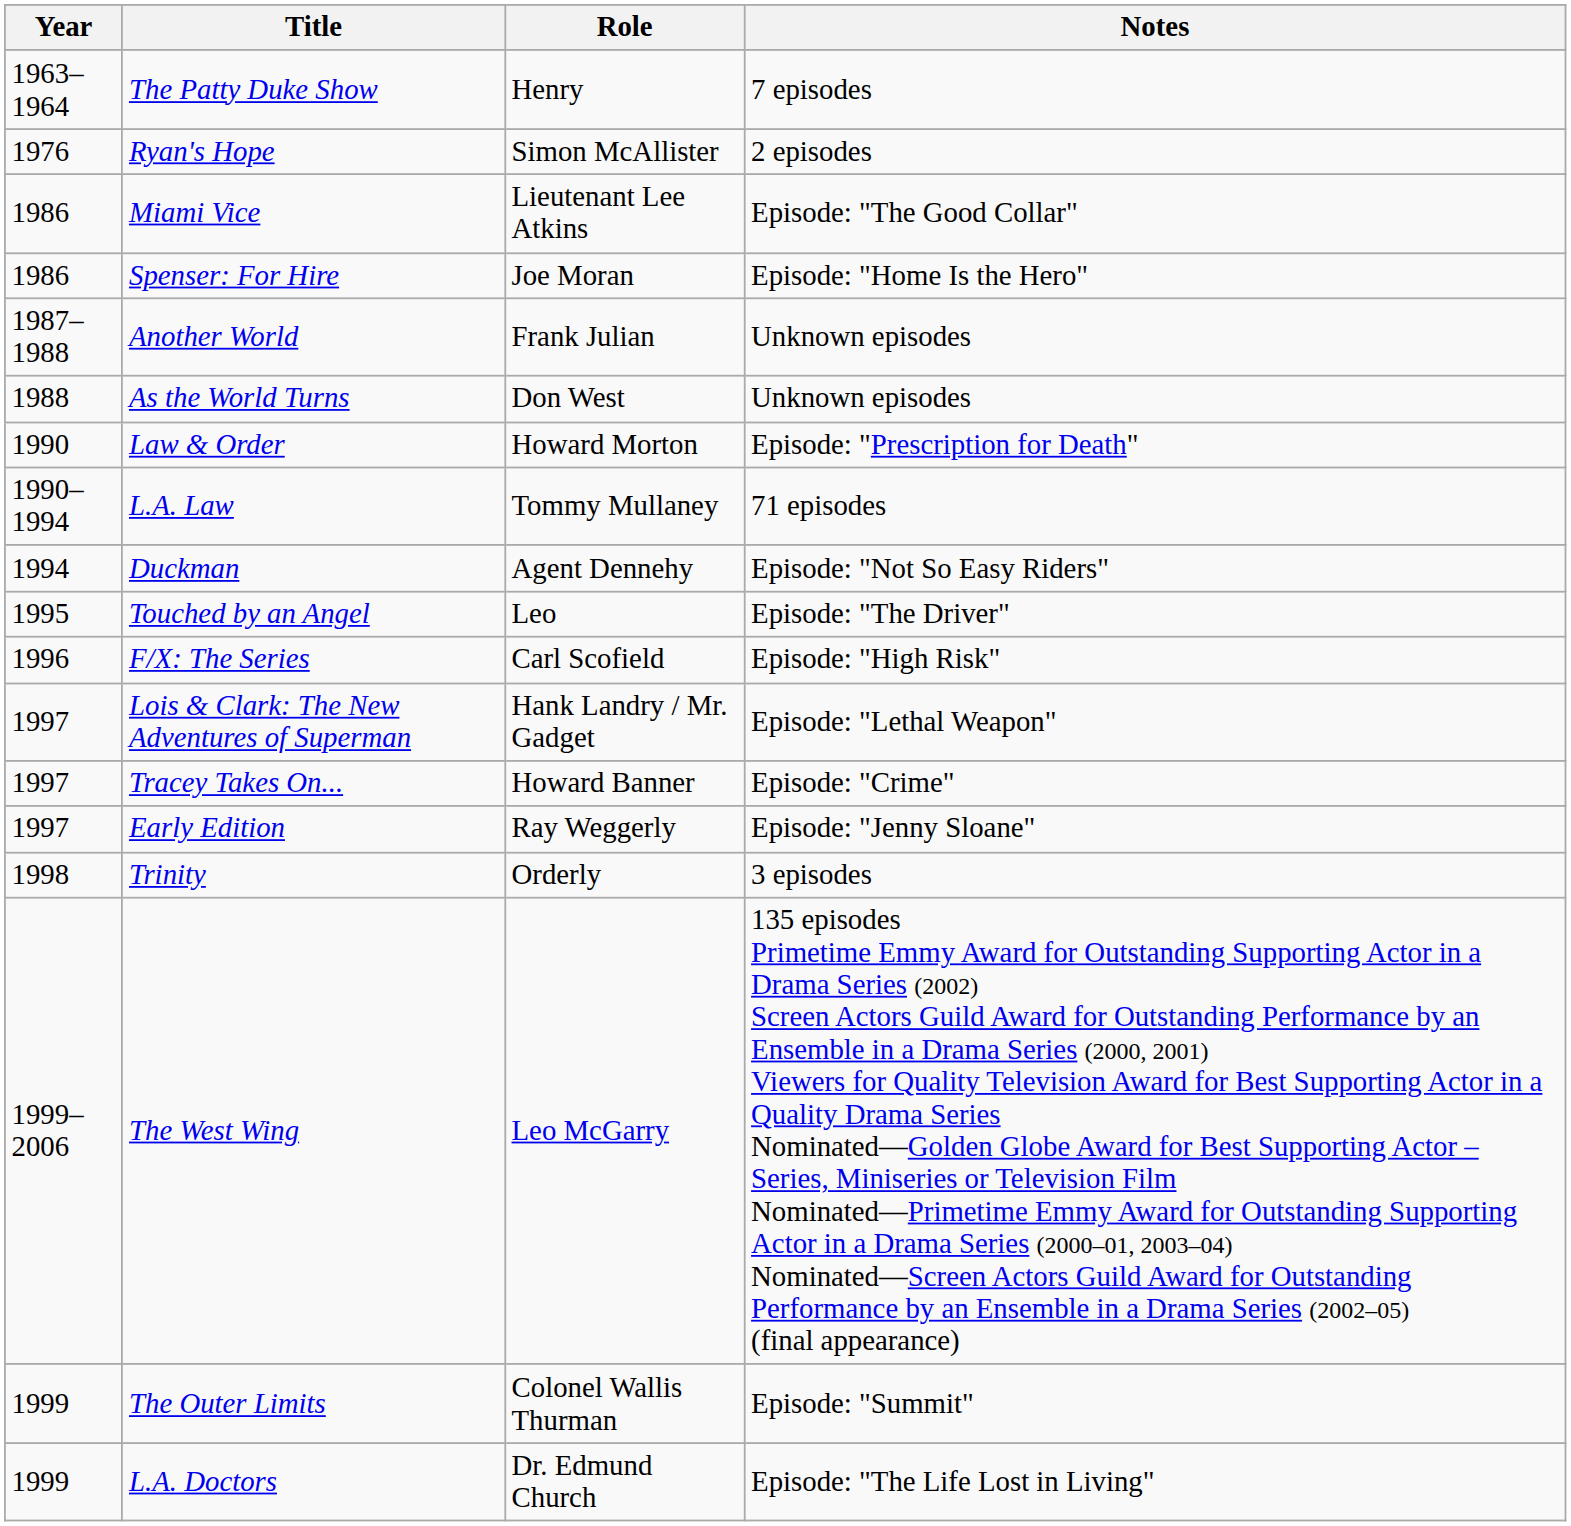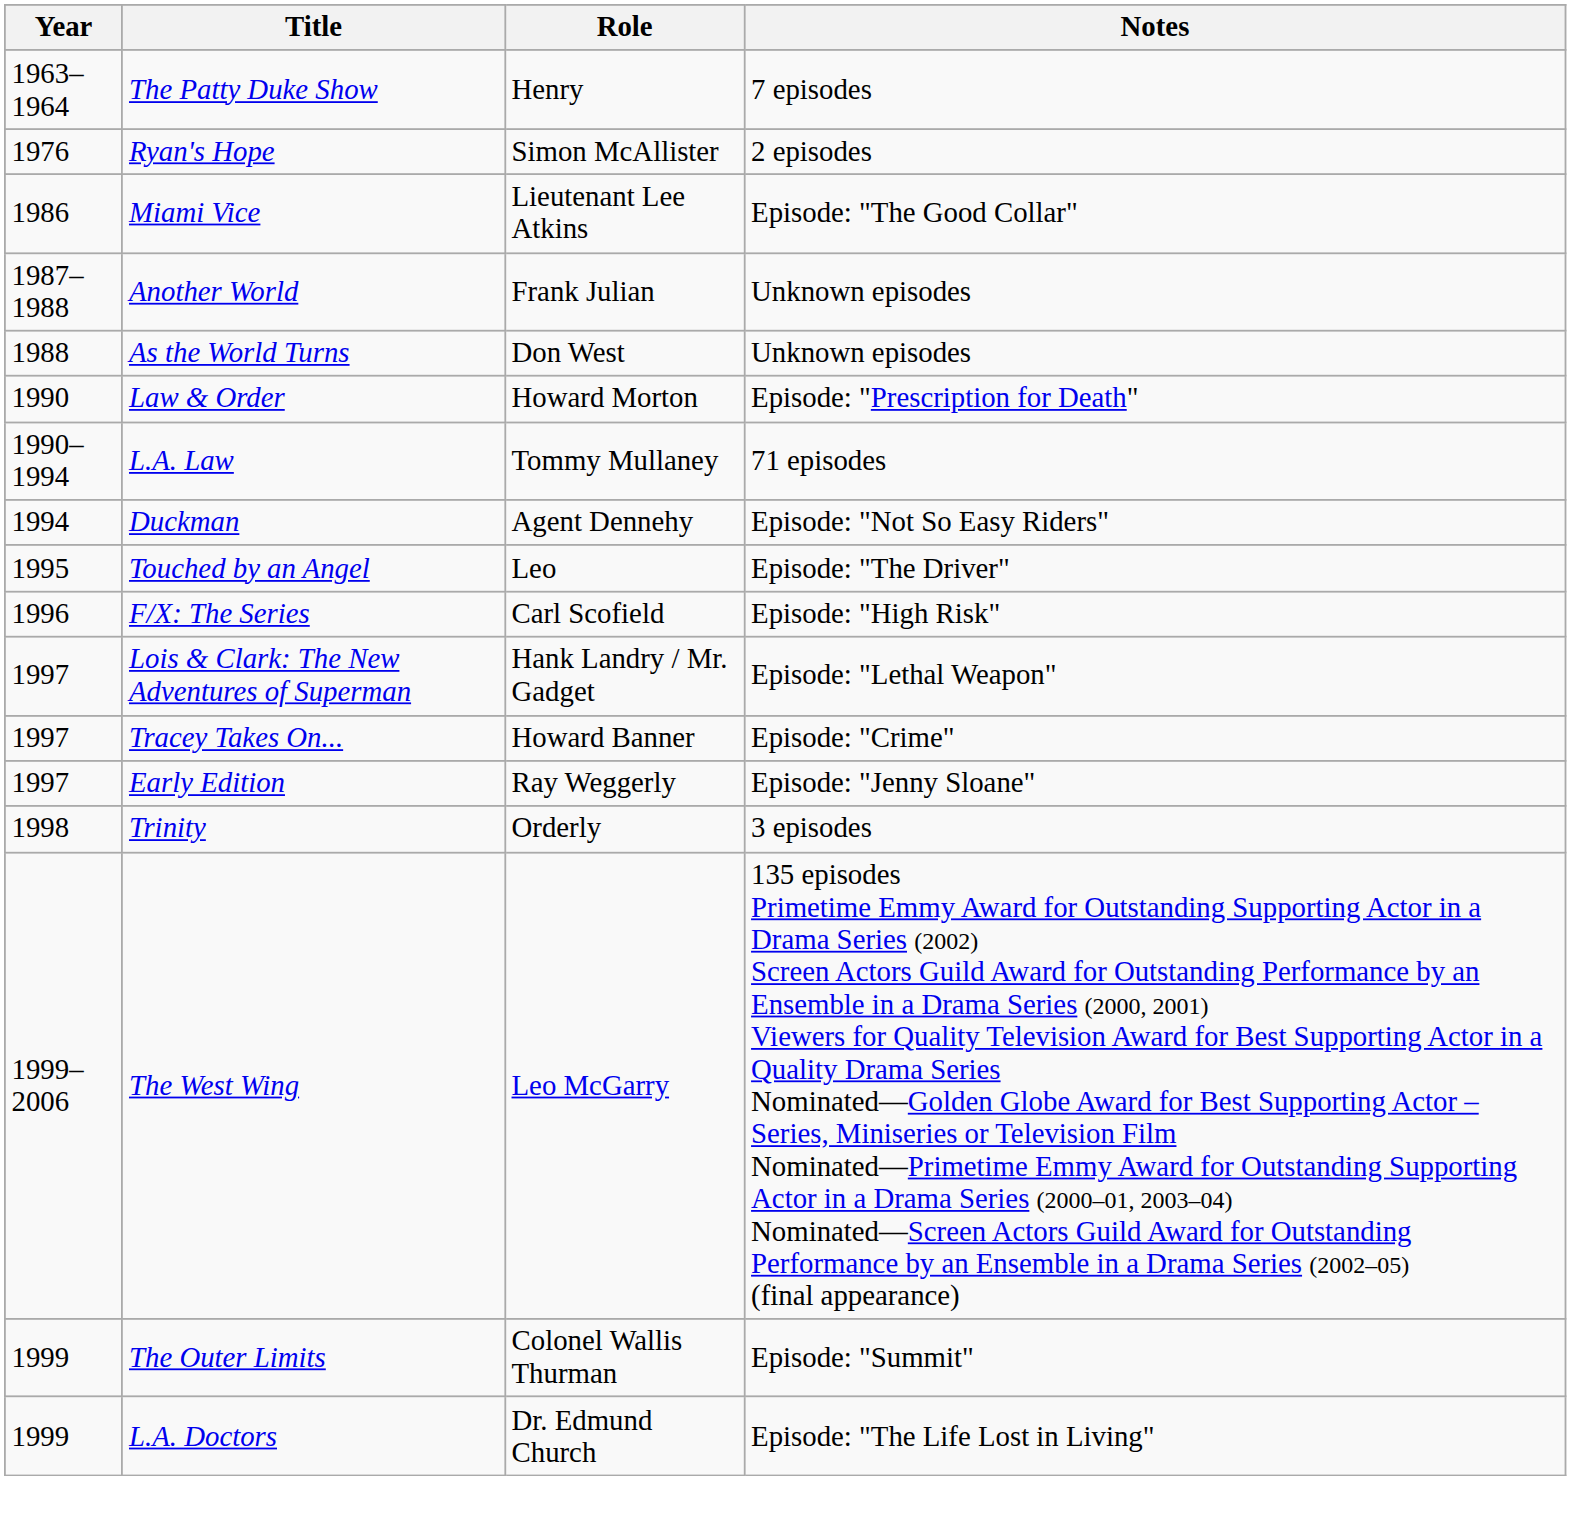- row: (234, 274)
